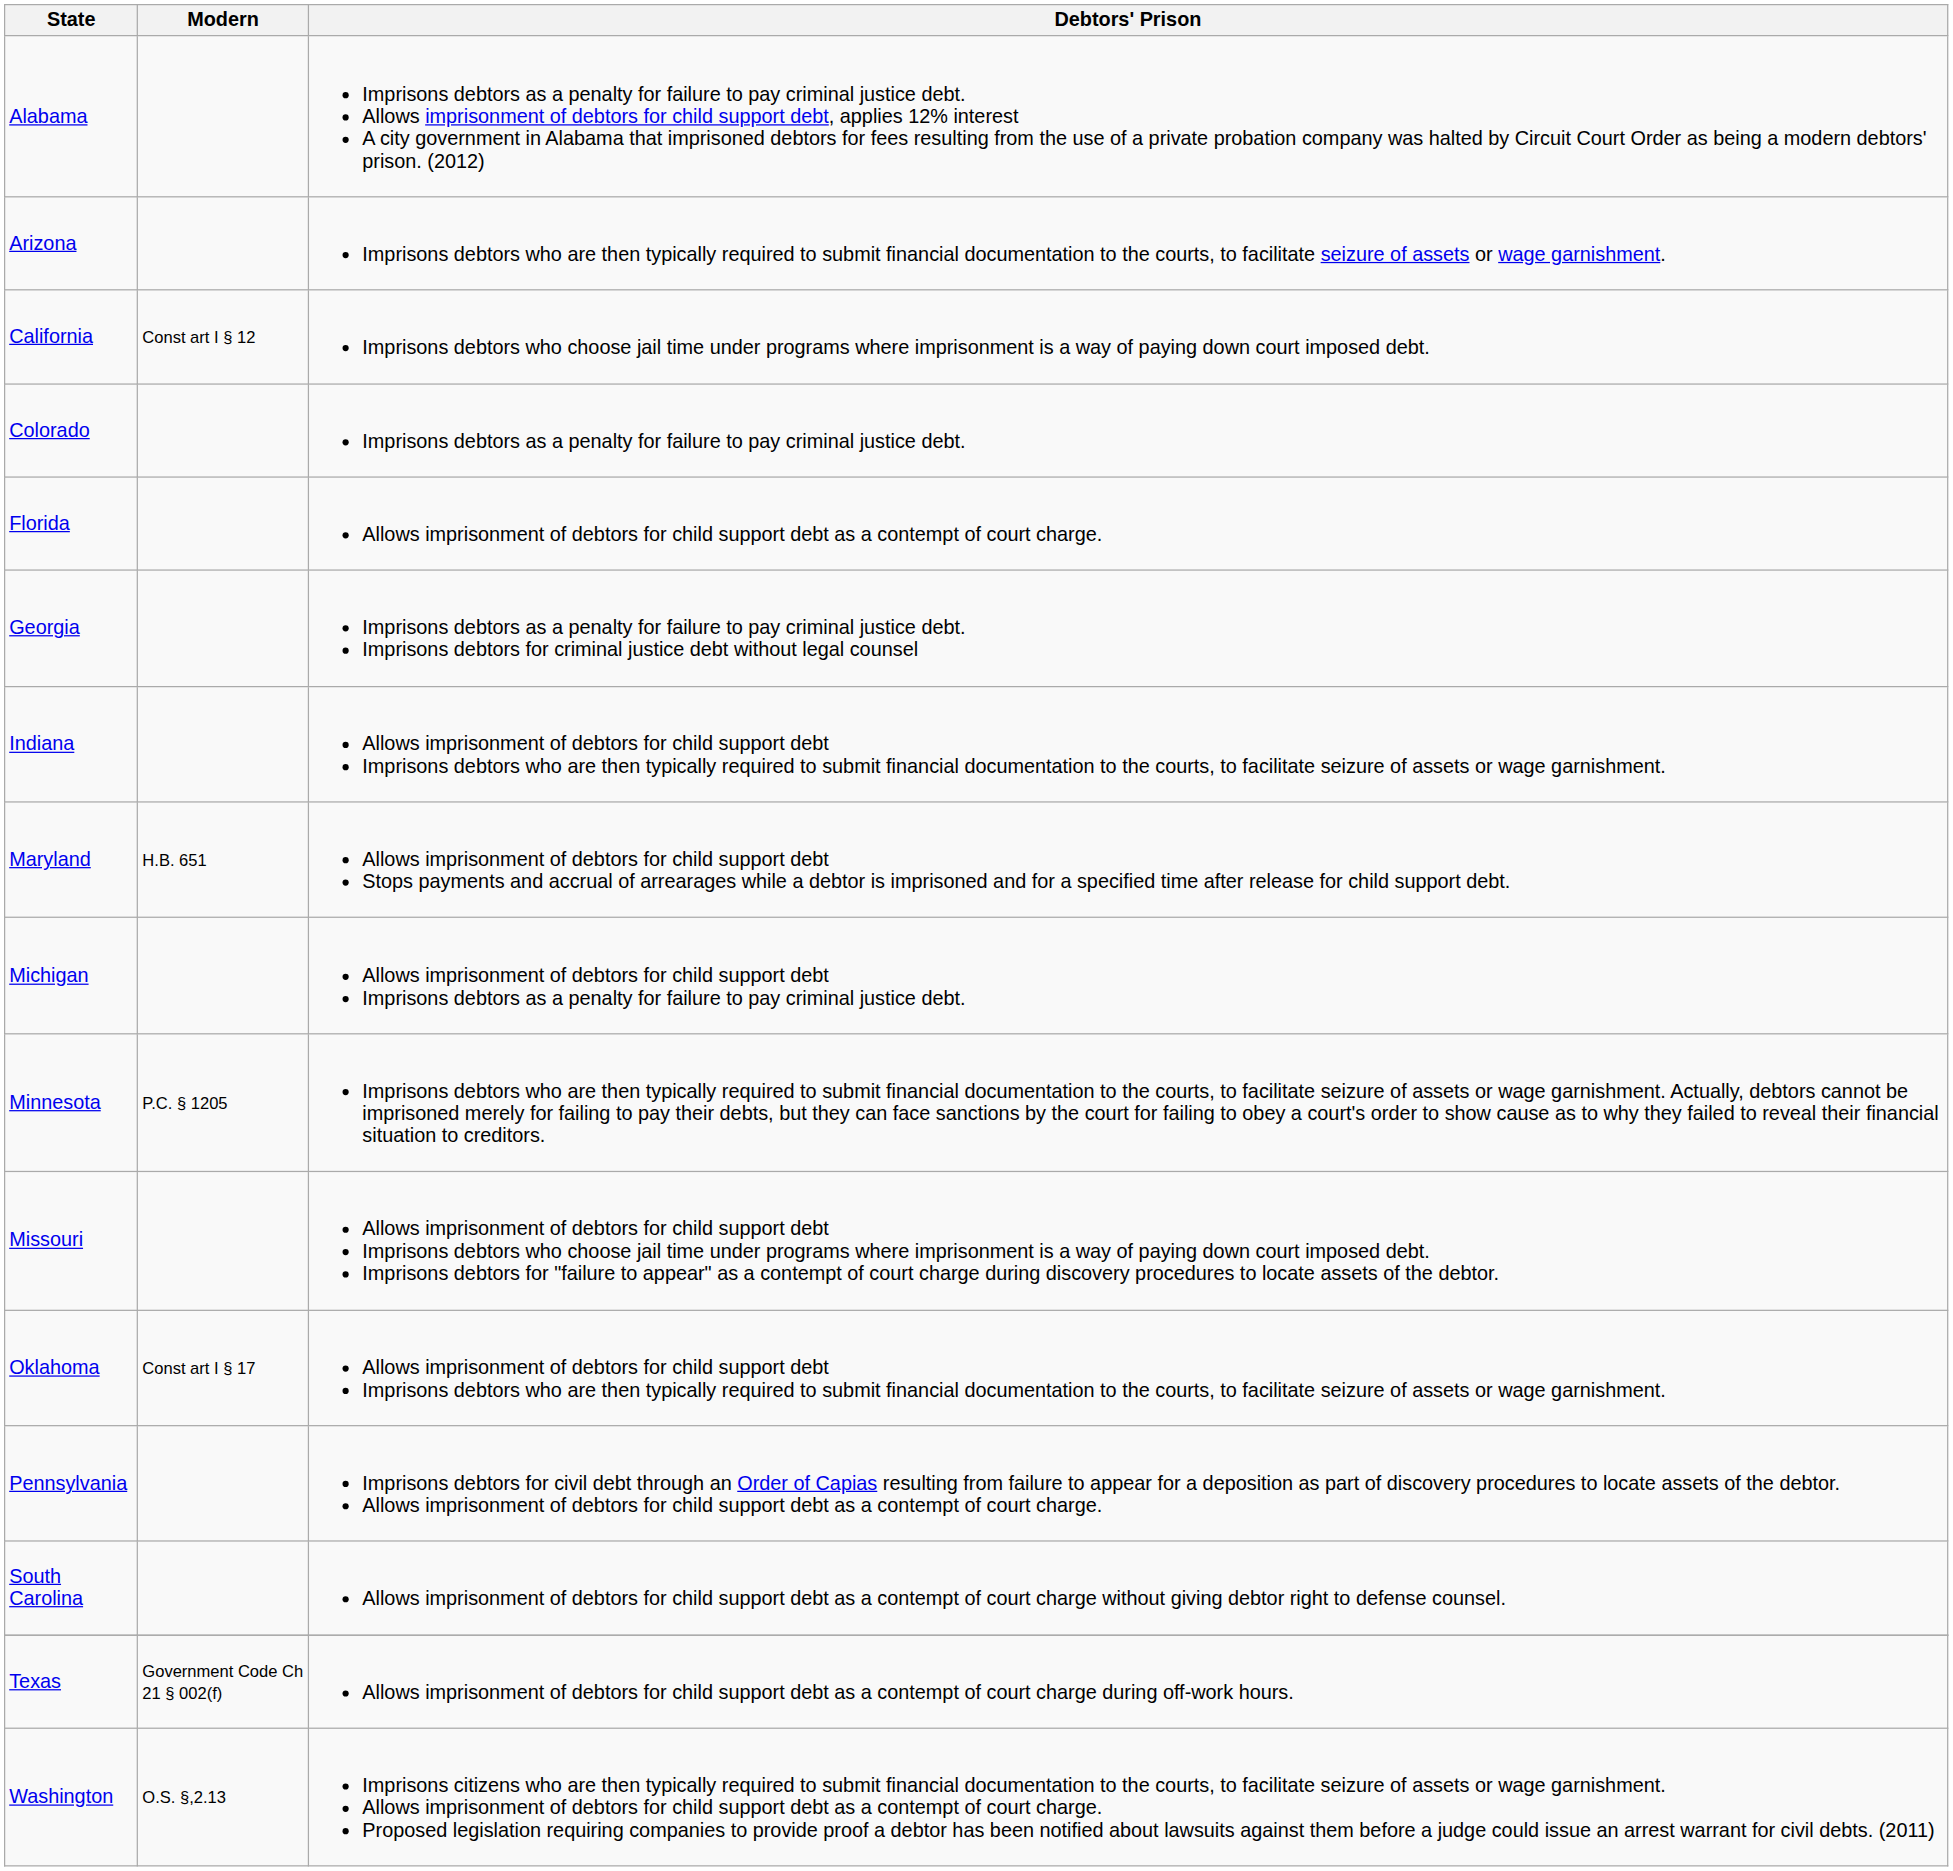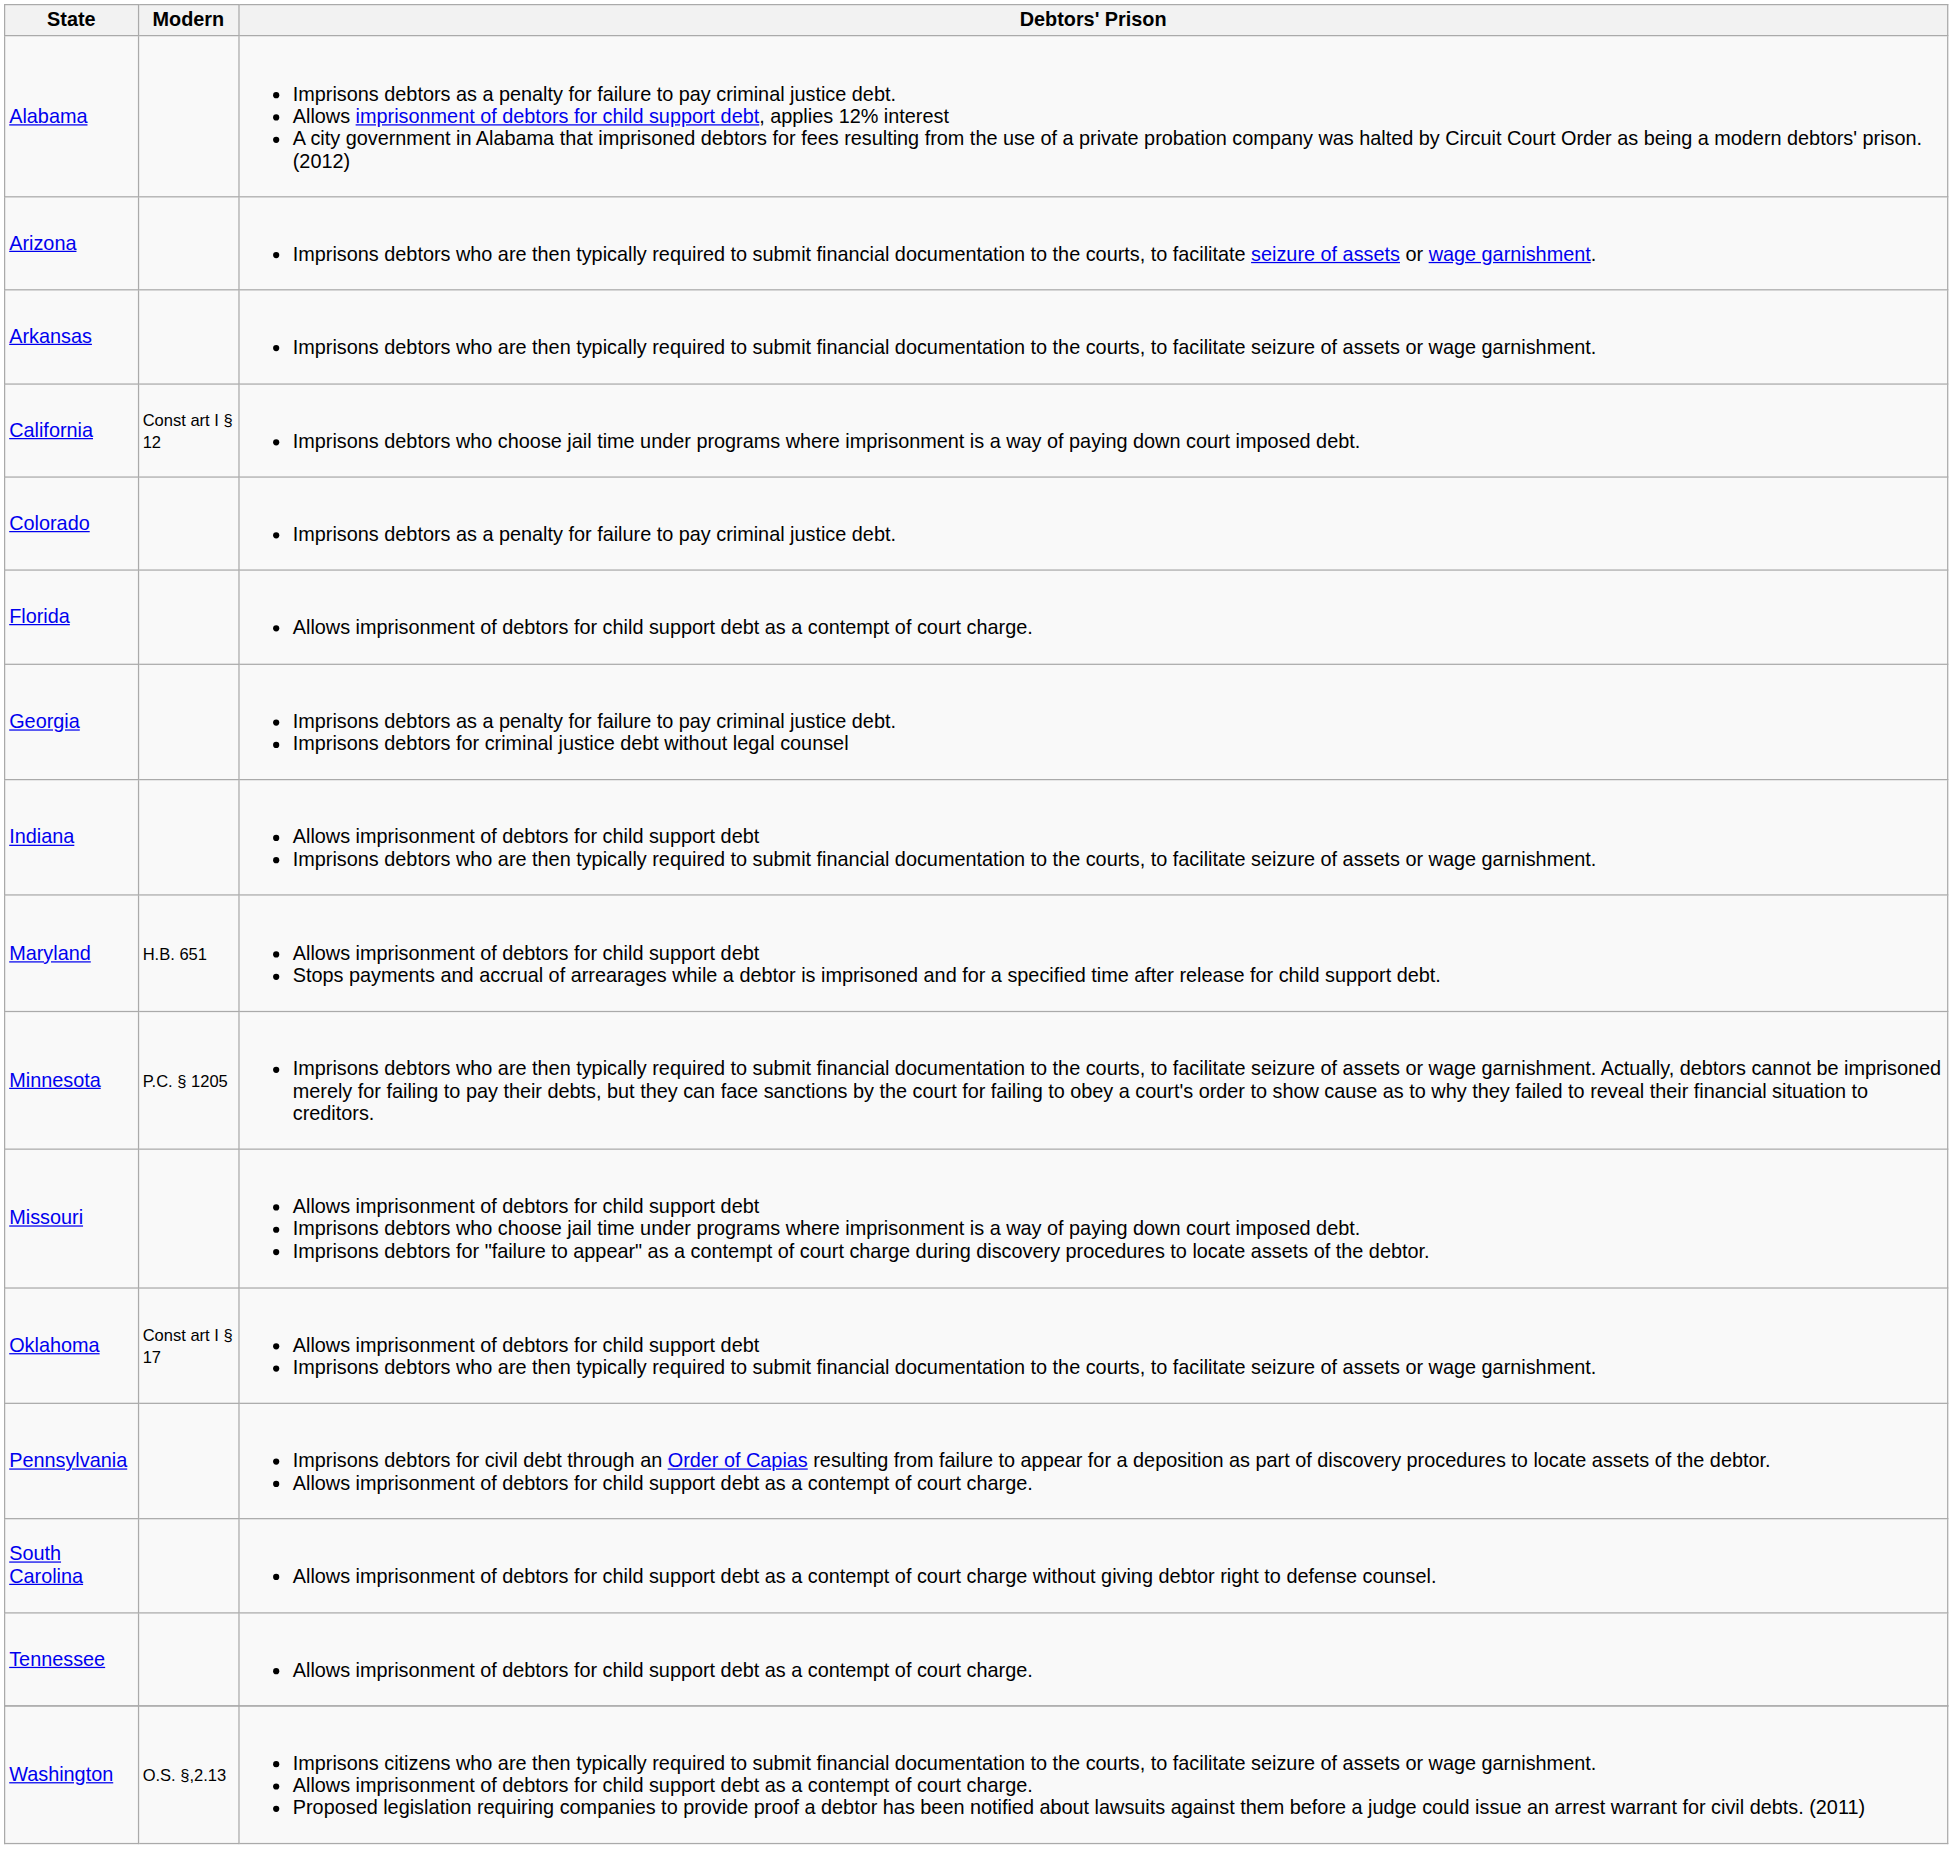+ row: (51, 336)
- row: (49, 975)
+ row: (57, 1659)
- row: (35, 1681)
